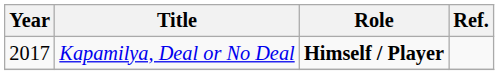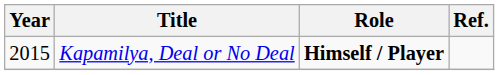(30, 52) 2017 -> (30, 52) 2015
